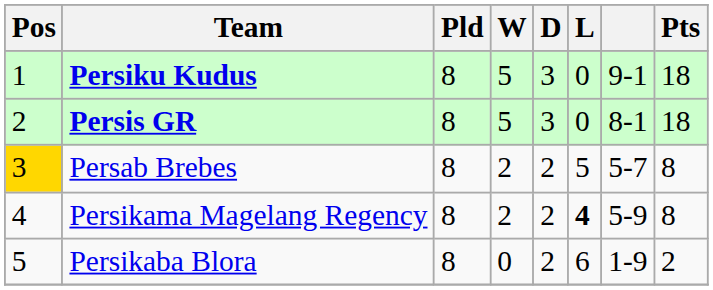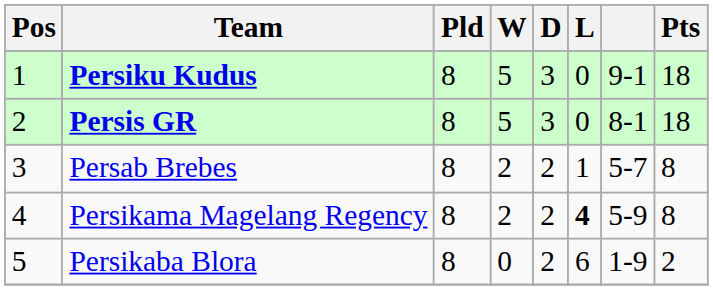(19, 167) gold background -> (19, 167) no background
(582, 167) 5 -> (582, 167) 1
